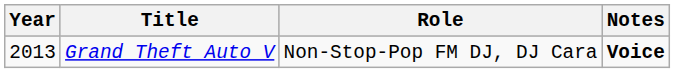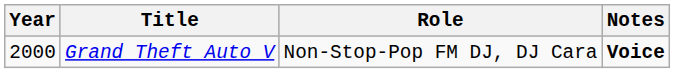(33, 52) 2013 -> (33, 52) 2000
